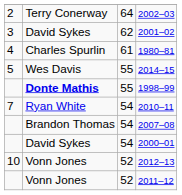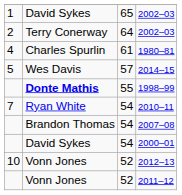+ row: (10, 13)
- row: (10, 32)
(127, 69) 55 -> (127, 69) 57
